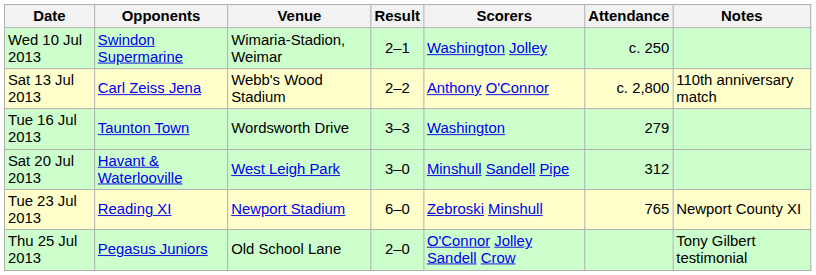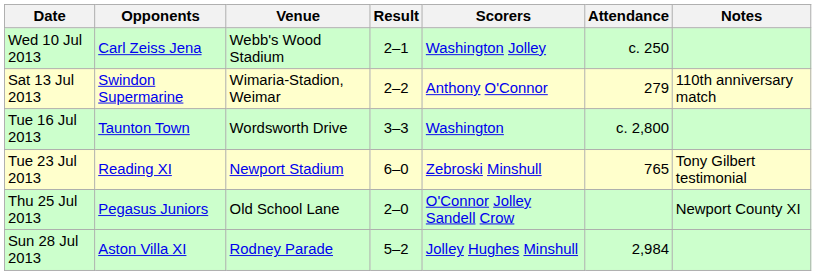(140, 48) Swindon Supermarine -> (150, 48) Carl Zeiss Jena
(288, 48) Wimaria-Stadion, Weimar -> (275, 48) Webb's Wood Stadium
(149, 88) Carl Zeiss Jena -> (141, 88) Swindon Supermarine
(277, 88) Webb's Wood Stadium -> (287, 88) Wimaria-Stadion, Weimar
(643, 88) c. 2,800 -> (657, 88) 279
(657, 128) 279 -> (642, 128) c. 2,800
- row: (41, 169)
(739, 209) Newport County XI -> (715, 169) Tony Gilbert testimonial
(716, 249) Tony Gilbert testimonial -> (738, 209) Newport County XI
+ row: (43, 249)
